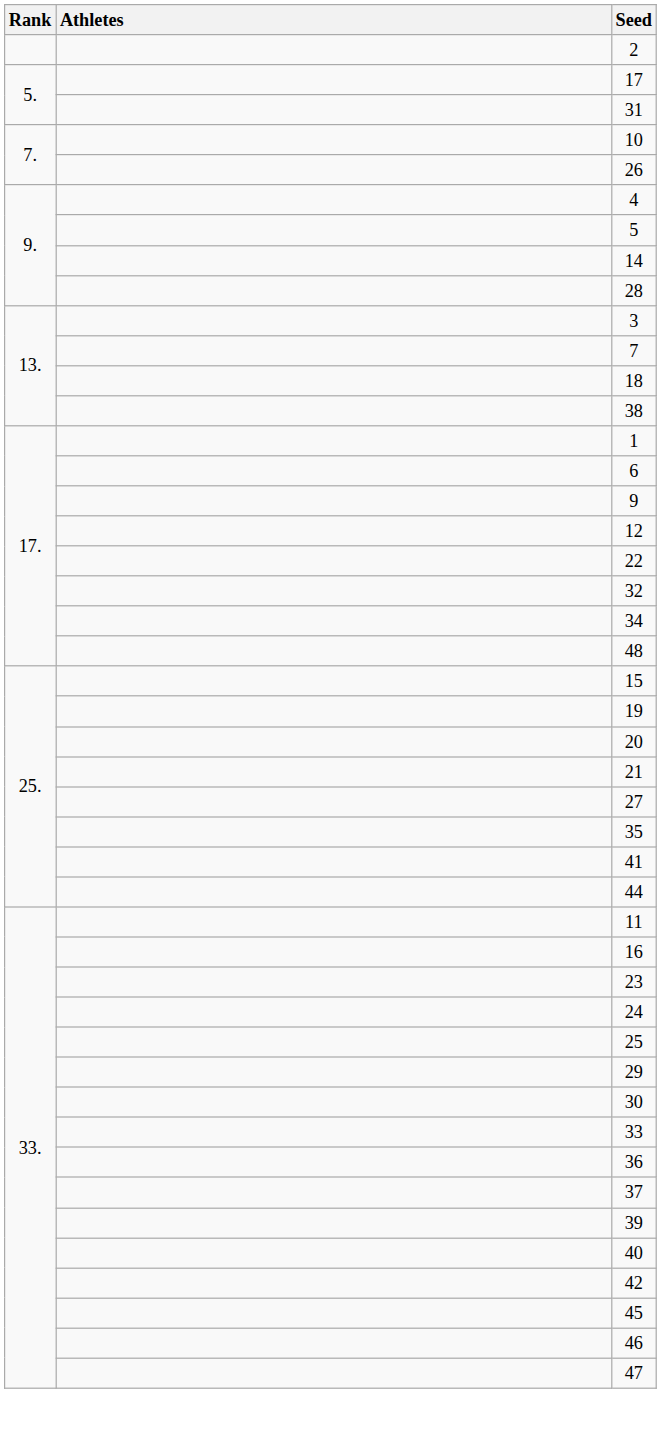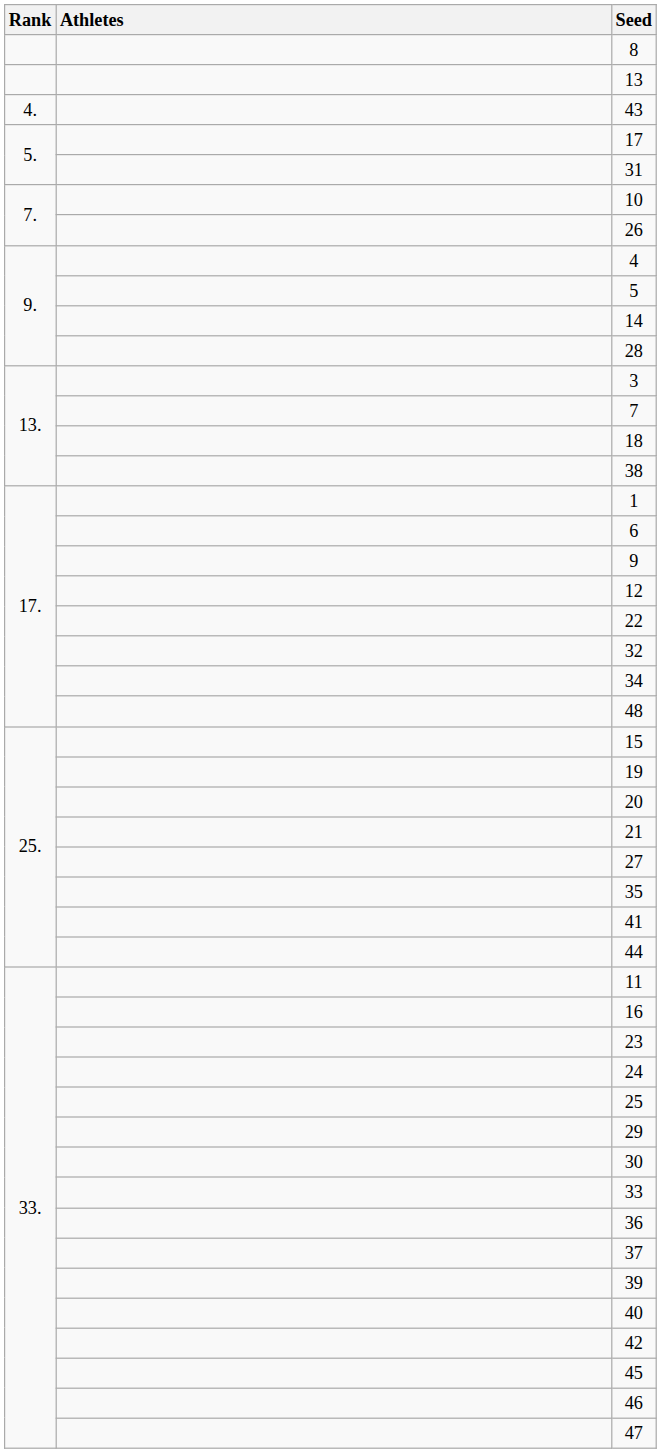- row: (634, 49)
+ row: (634, 49)
+ row: (634, 79)
+ row: (634, 109)
